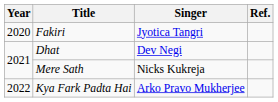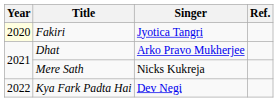(19, 32) no background -> (19, 32) lightyellow background
(159, 50) Dev Negi -> (191, 50) Arko Pravo Mukherjee
(191, 87) Arko Pravo Mukherjee -> (159, 87) Dev Negi
